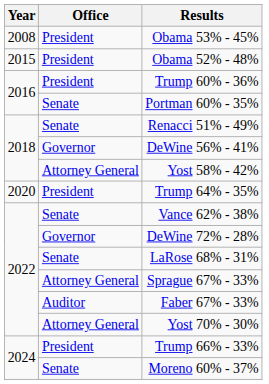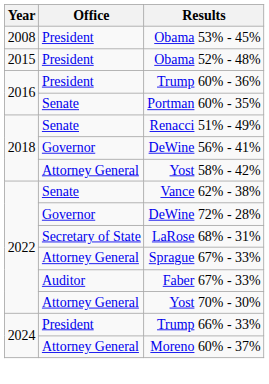- row: (207, 192)
(60, 258) Senate -> (91, 236) Secretary of State
(60, 368) Senate -> (90, 346) Attorney General
